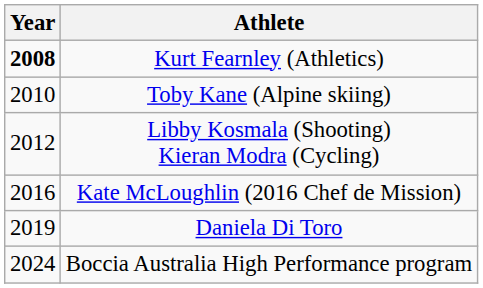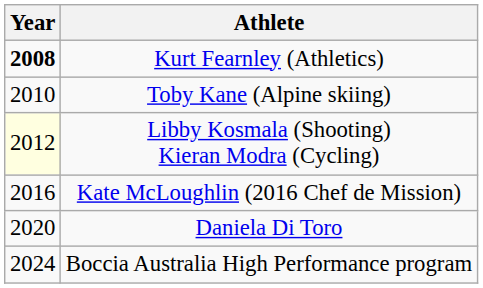(33, 143) no background -> (33, 143) lightyellow background
(33, 228) 2019 -> (33, 228) 2020
